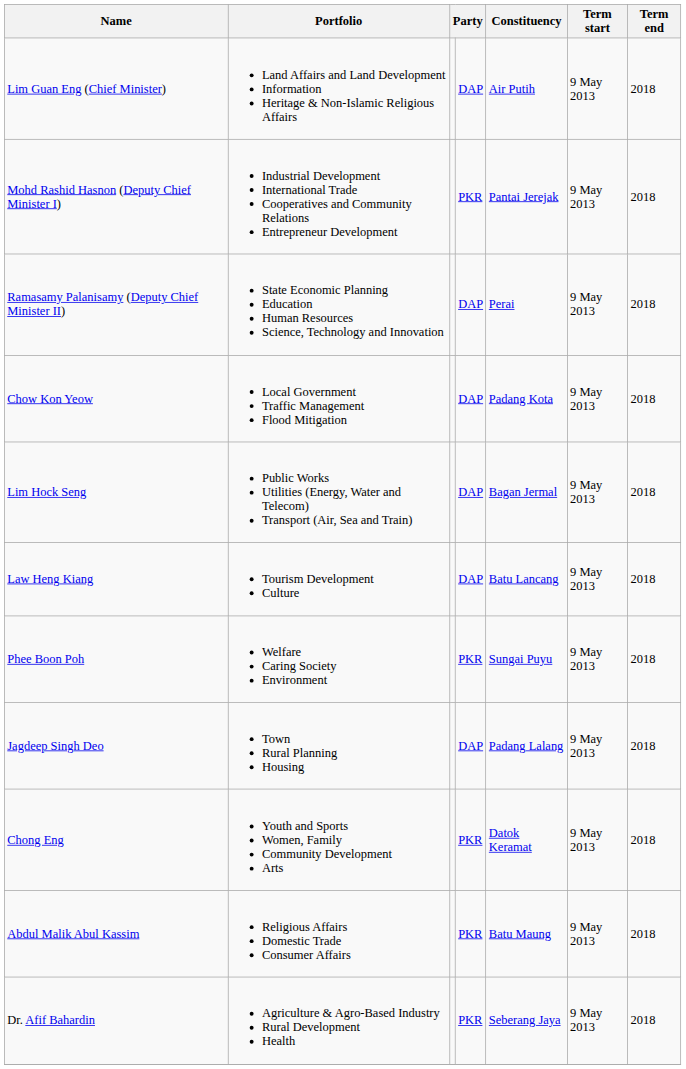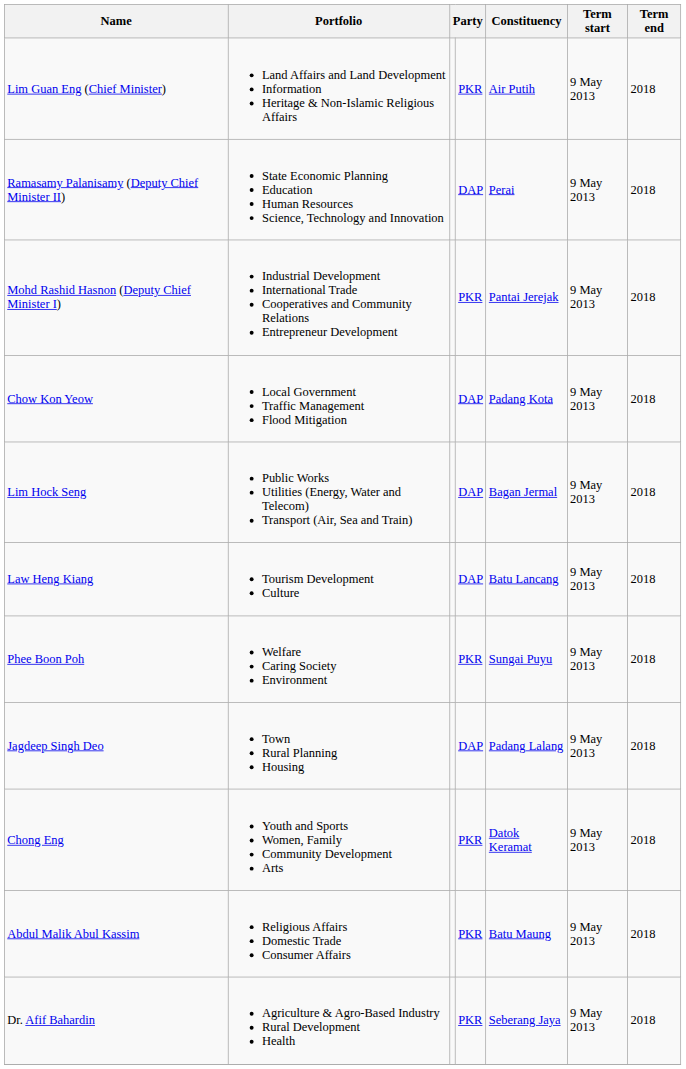(471, 88) DAP -> (470, 88) PKR
rows swapped: (99, 196) <-> (103, 304)
